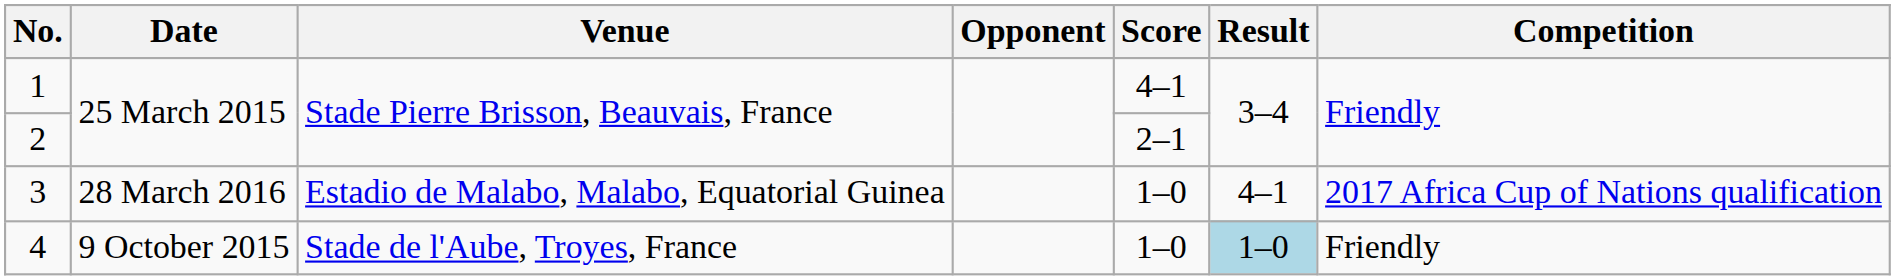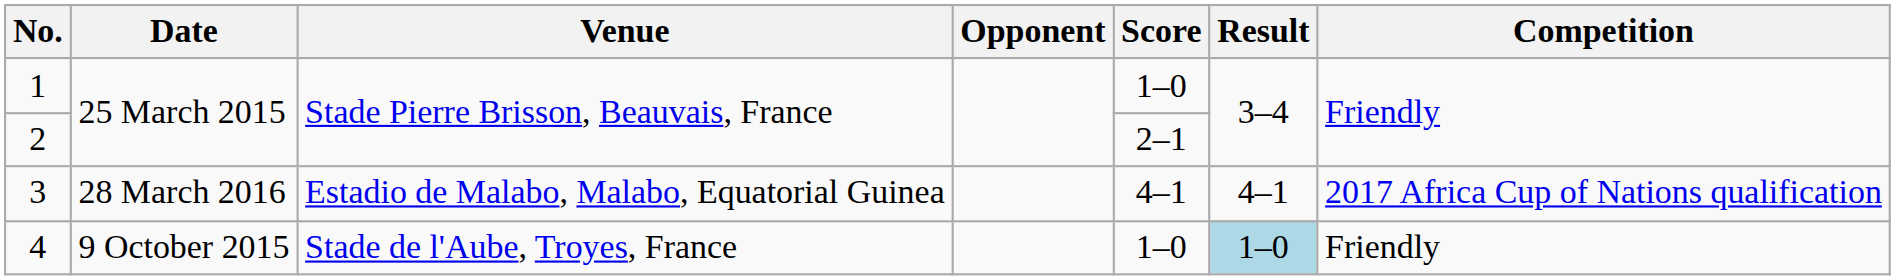(1161, 85) 4–1 -> (1161, 85) 1–0
(1161, 192) 1–0 -> (1161, 192) 4–1
